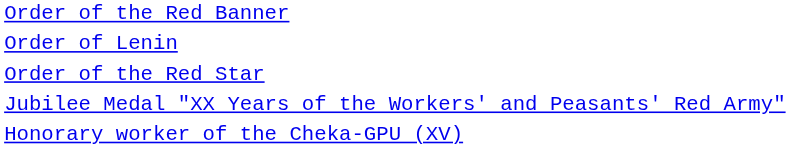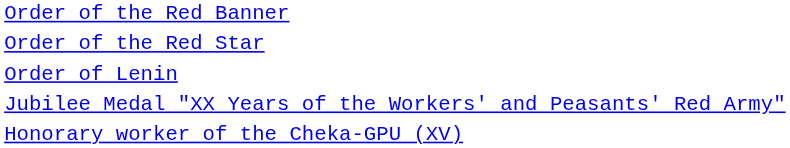rows swapped: (91, 44) <-> (134, 74)
